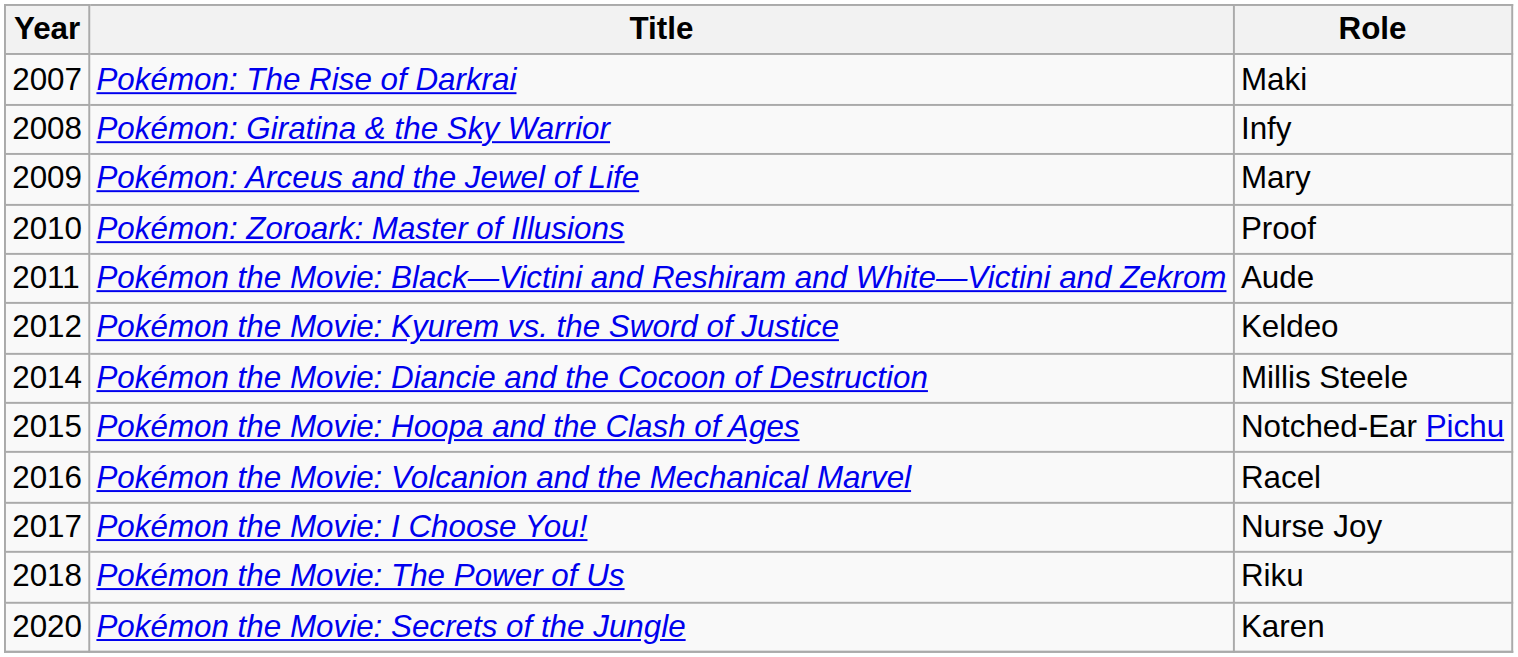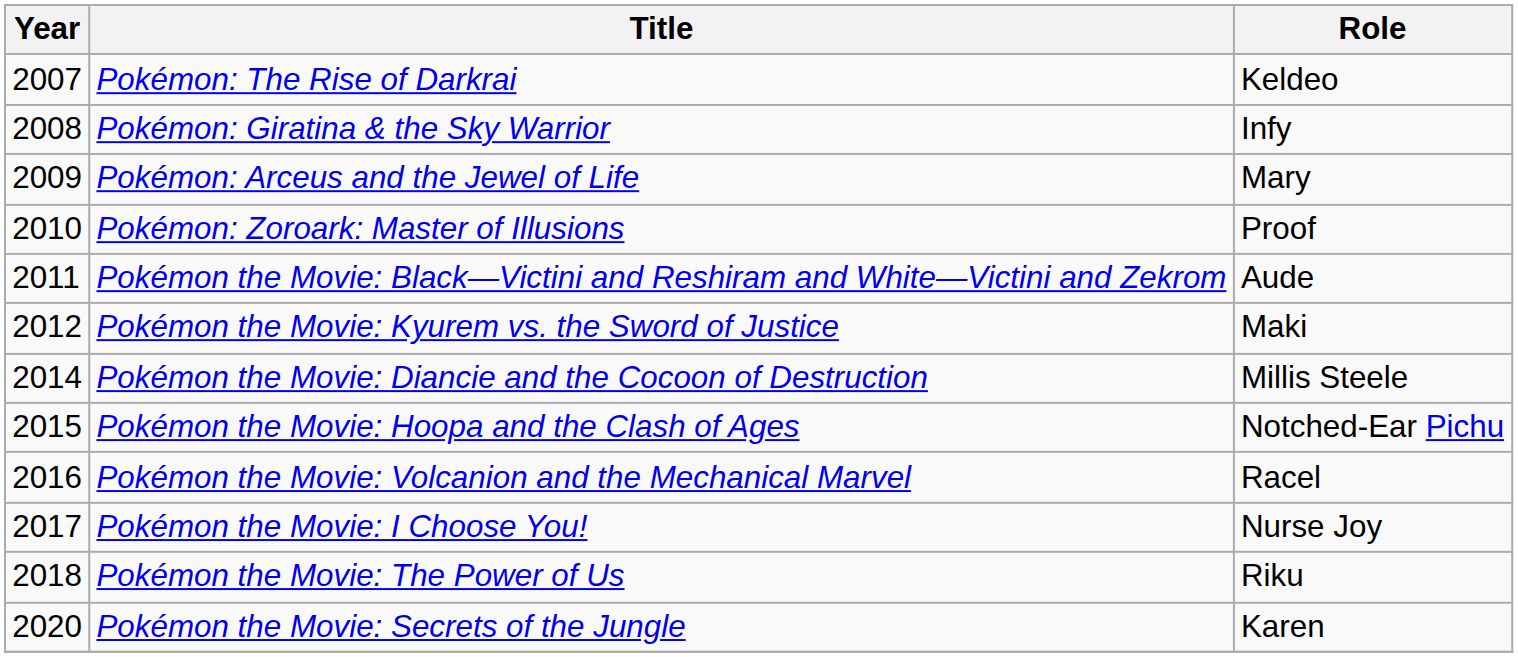(1274, 79) Maki -> (1290, 79) Keldeo
(1290, 327) Keldeo -> (1274, 327) Maki
